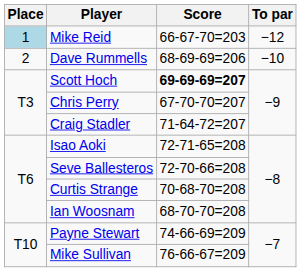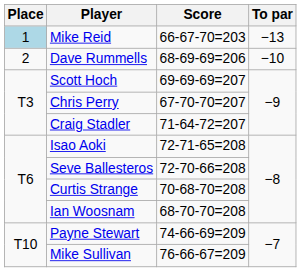(272, 37) −12 -> (272, 37) −13
(203, 80) bold -> (203, 80) normal
